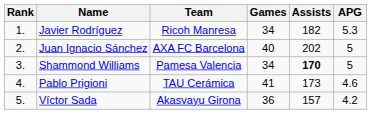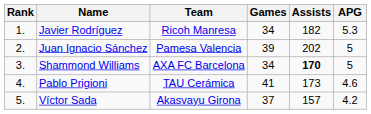(199, 48) AXA FC Barcelona -> (199, 48) Pamesa Valencia
(268, 48) 40 -> (268, 48) 39
(199, 65) Pamesa Valencia -> (199, 65) AXA FC Barcelona
(268, 100) 36 -> (268, 100) 37
